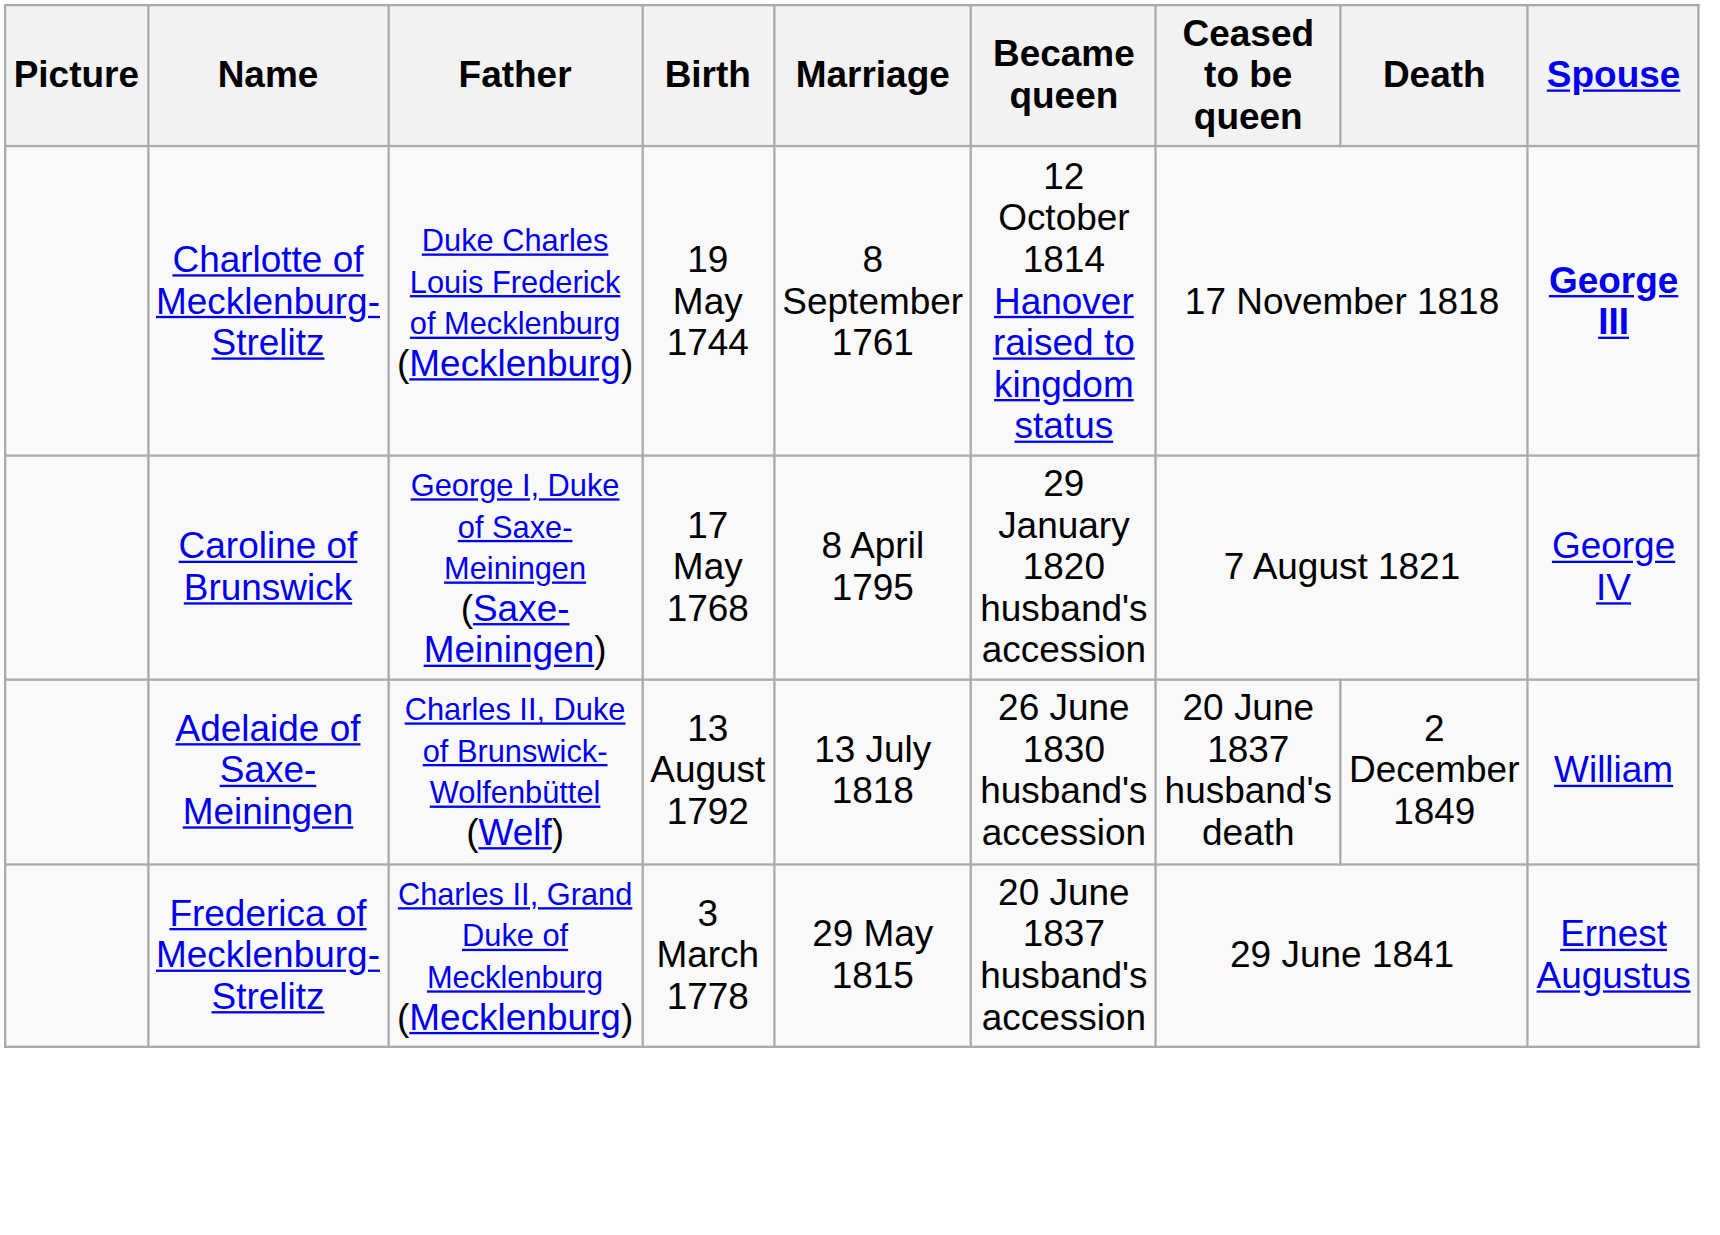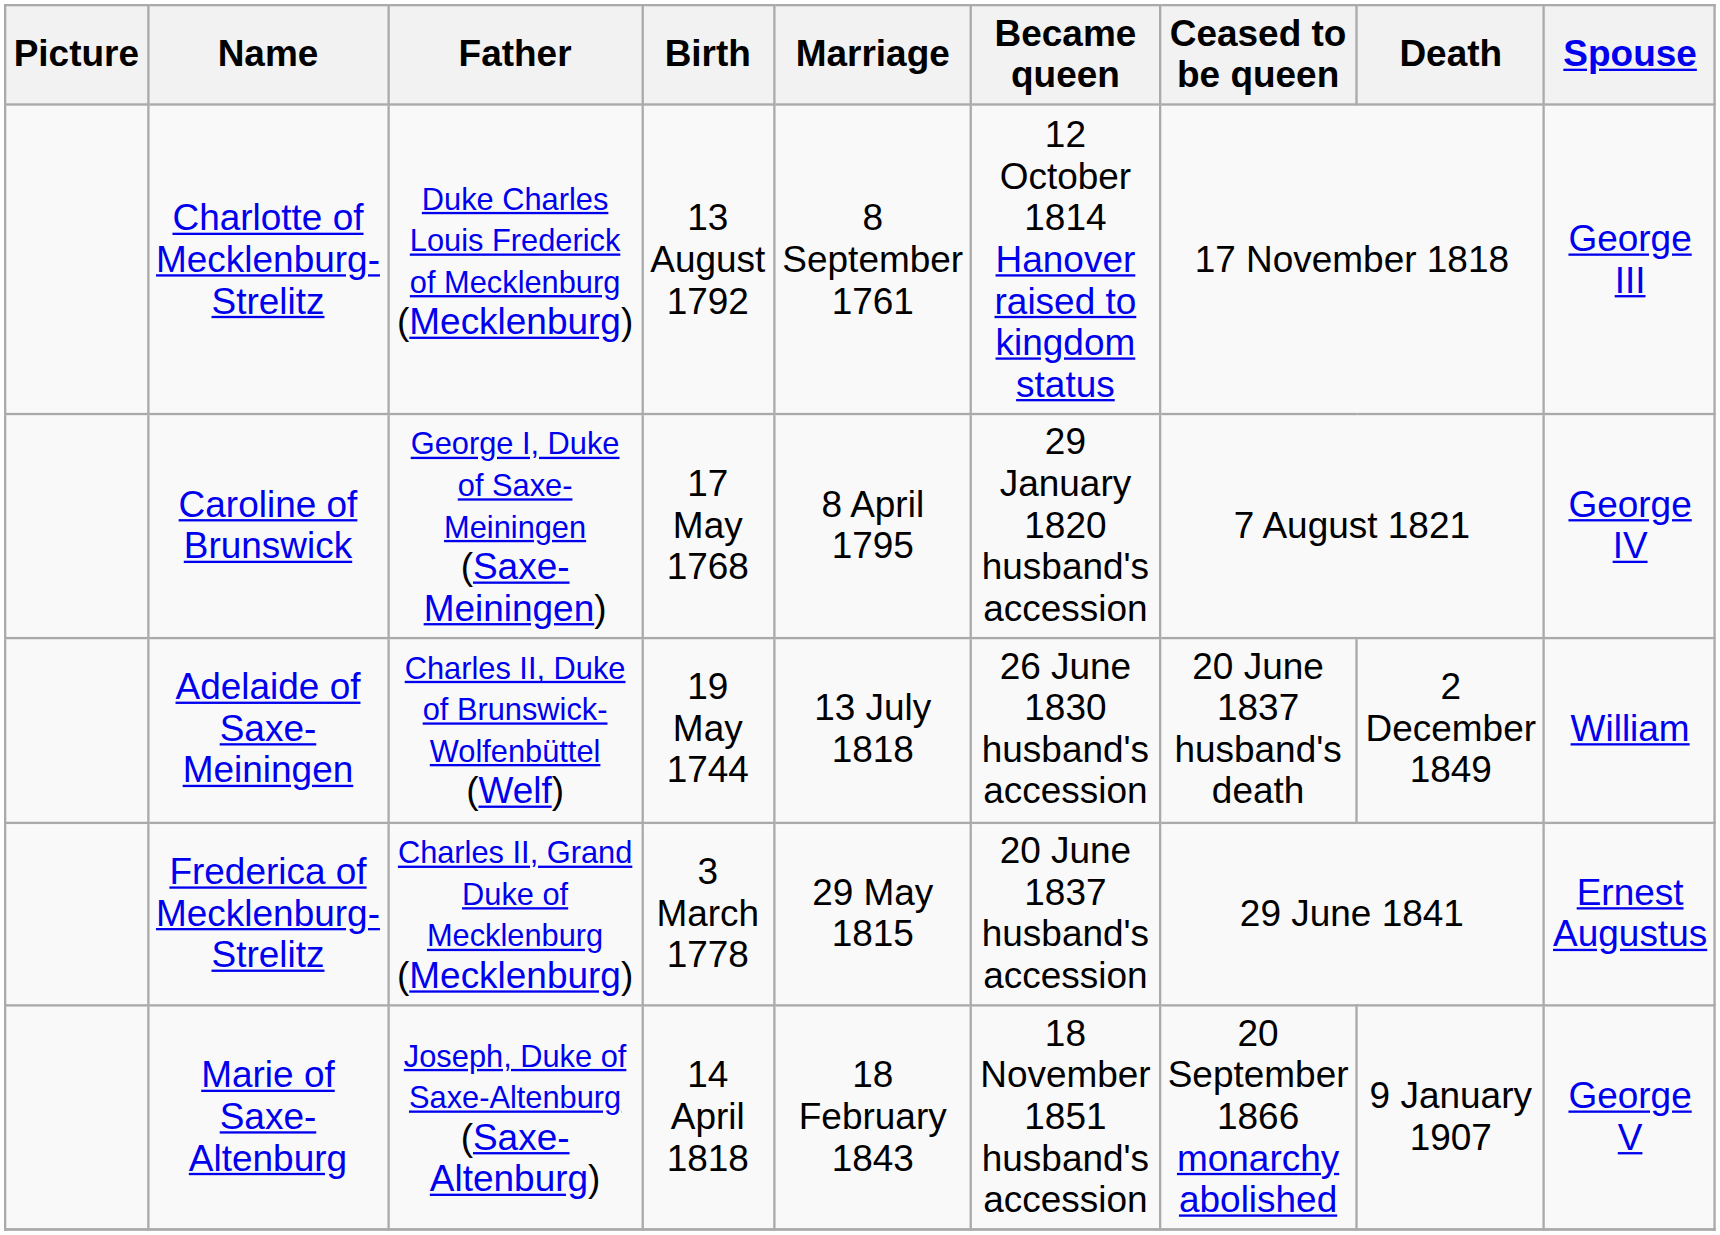(708, 300) 19 May 1744 -> (708, 258) 13 August 1792
(1614, 300) bold -> (1630, 258) normal
(708, 770) 13 August 1792 -> (708, 729) 19 May 1744
+ row: (268, 1116)
